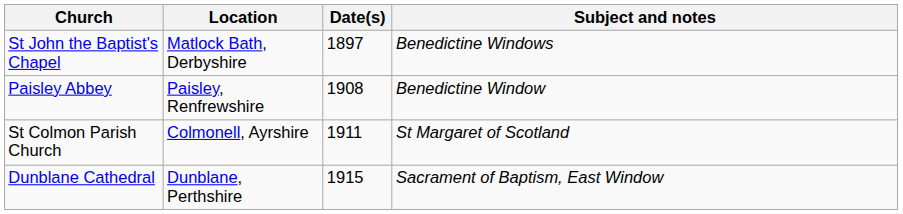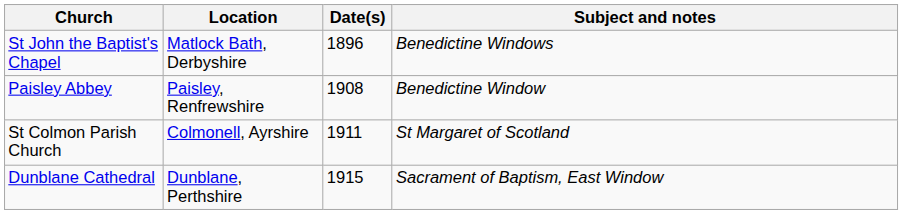(345, 43) 1897 -> (345, 43) 1896
